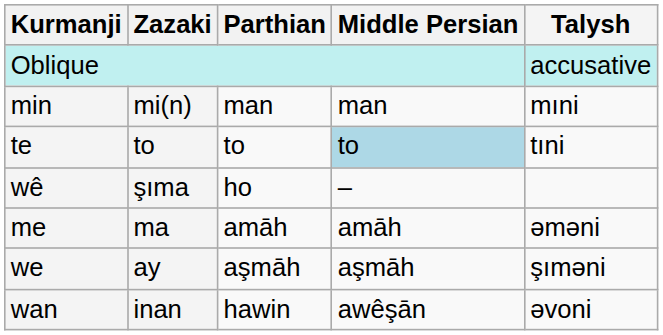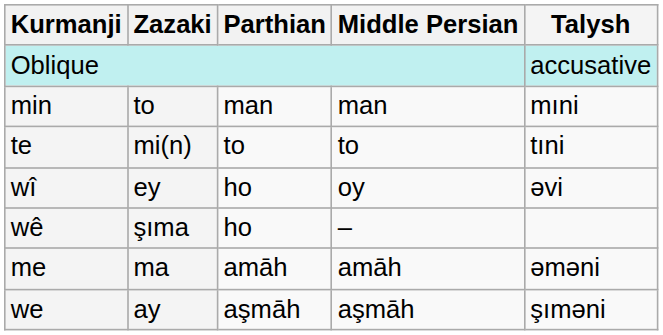(163, 106) mi(n) -> (144, 106) to
(144, 146) to -> (163, 146) mi(n)
(348, 146) lightblue background -> (348, 146) no background
+ row: (24, 187)
- row: (34, 308)
